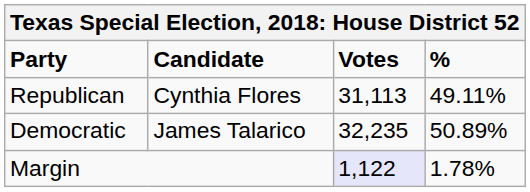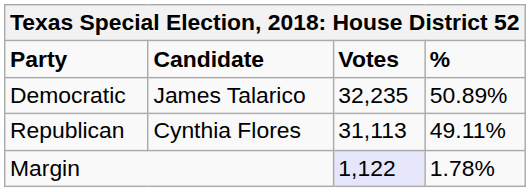rows swapped: (68, 131) <-> (67, 95)
